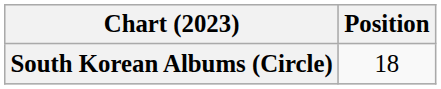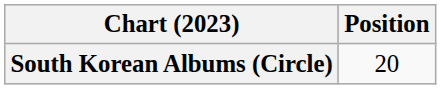(387, 63) 18 -> (387, 63) 20
